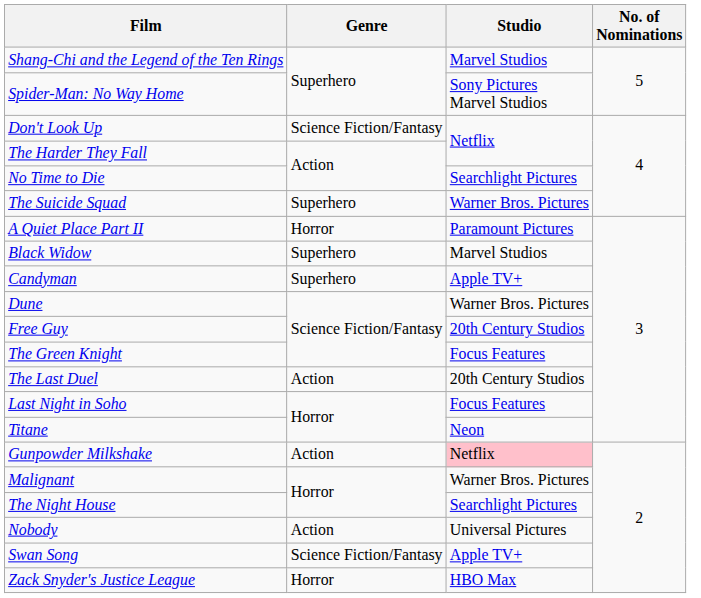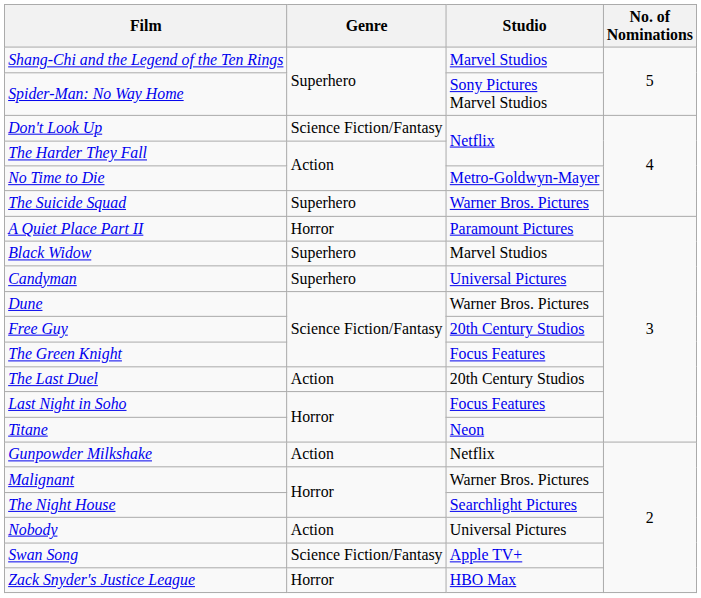(513, 178) Searchlight Pictures -> (525, 178) Metro-Goldwyn-Mayer
(486, 278) Apple TV+ -> (508, 278) Universal Pictures
(472, 454) pink background -> (472, 454) no background
